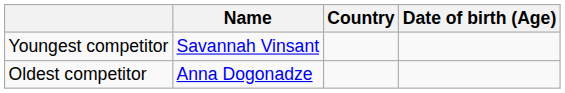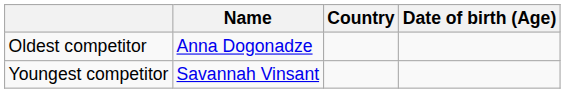rows swapped: (89, 46) <-> (78, 74)
